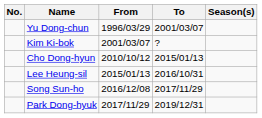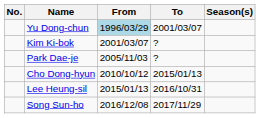(126, 27) no background -> (124, 27) lightblue background
+ row: (53, 58)
- row: (62, 105)
